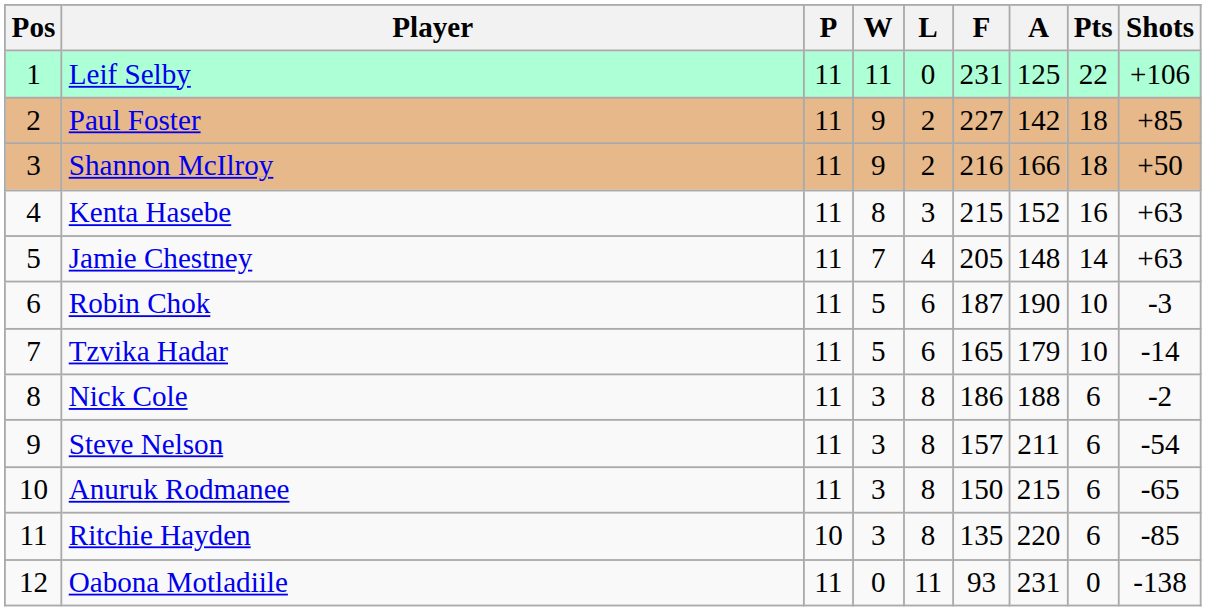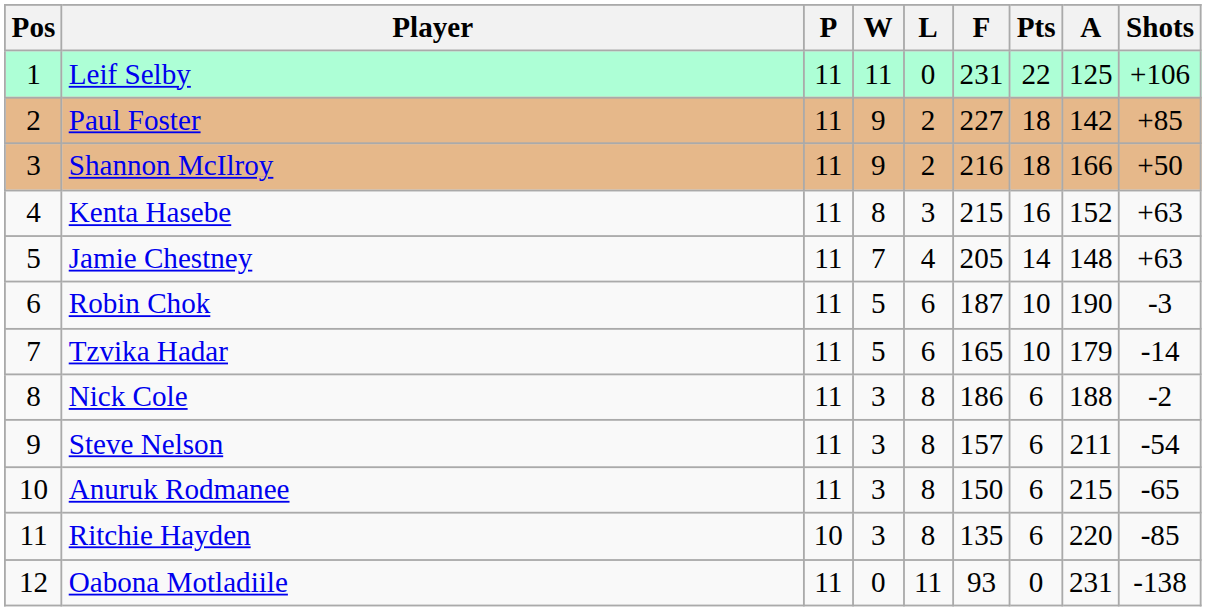columns swapped: (1039, 27) <-> (1093, 27)
